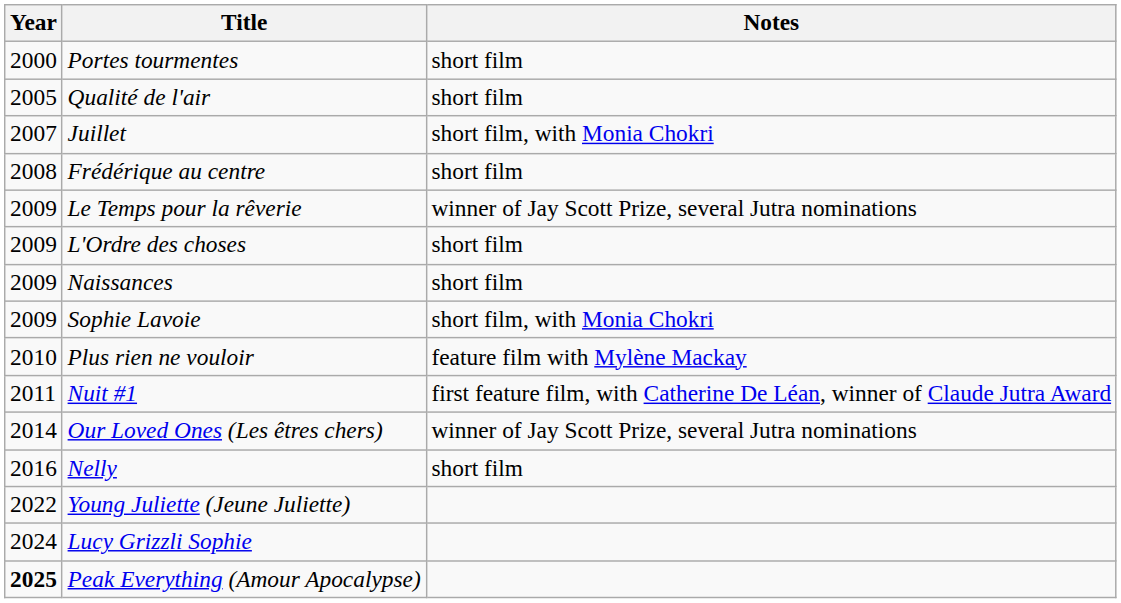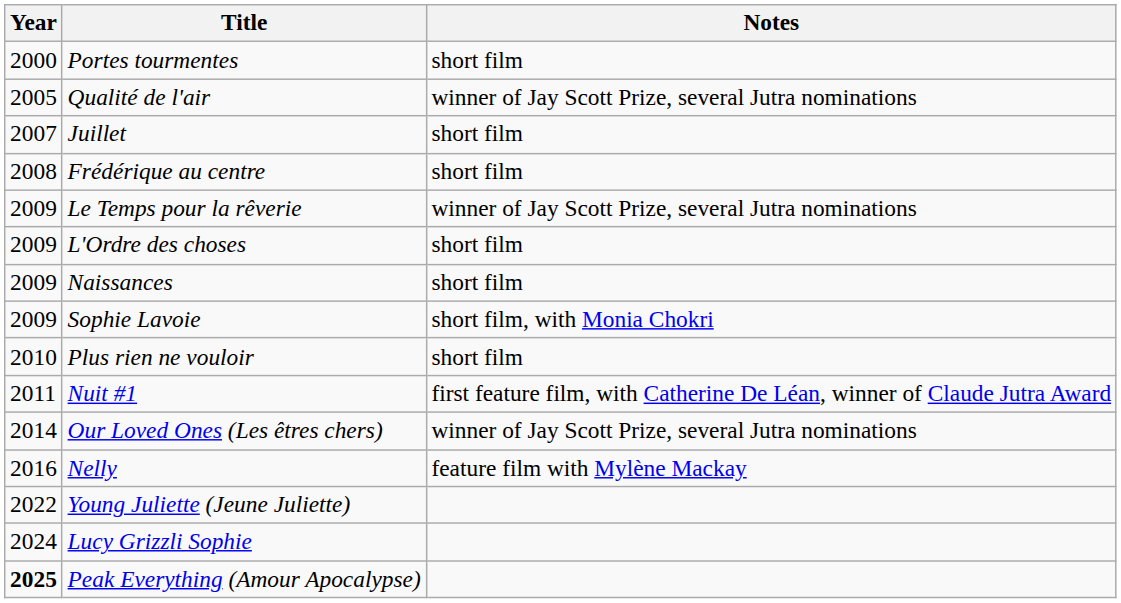(477, 97) short film -> (674, 97) winner of Jay Scott Prize, several Jutra nominations
(573, 134) short film, with Monia Chokri -> (477, 134) short film
(589, 356) feature film with Mylène Mackay -> (477, 356) short film
(477, 467) short film -> (589, 467) feature film with Mylène Mackay
